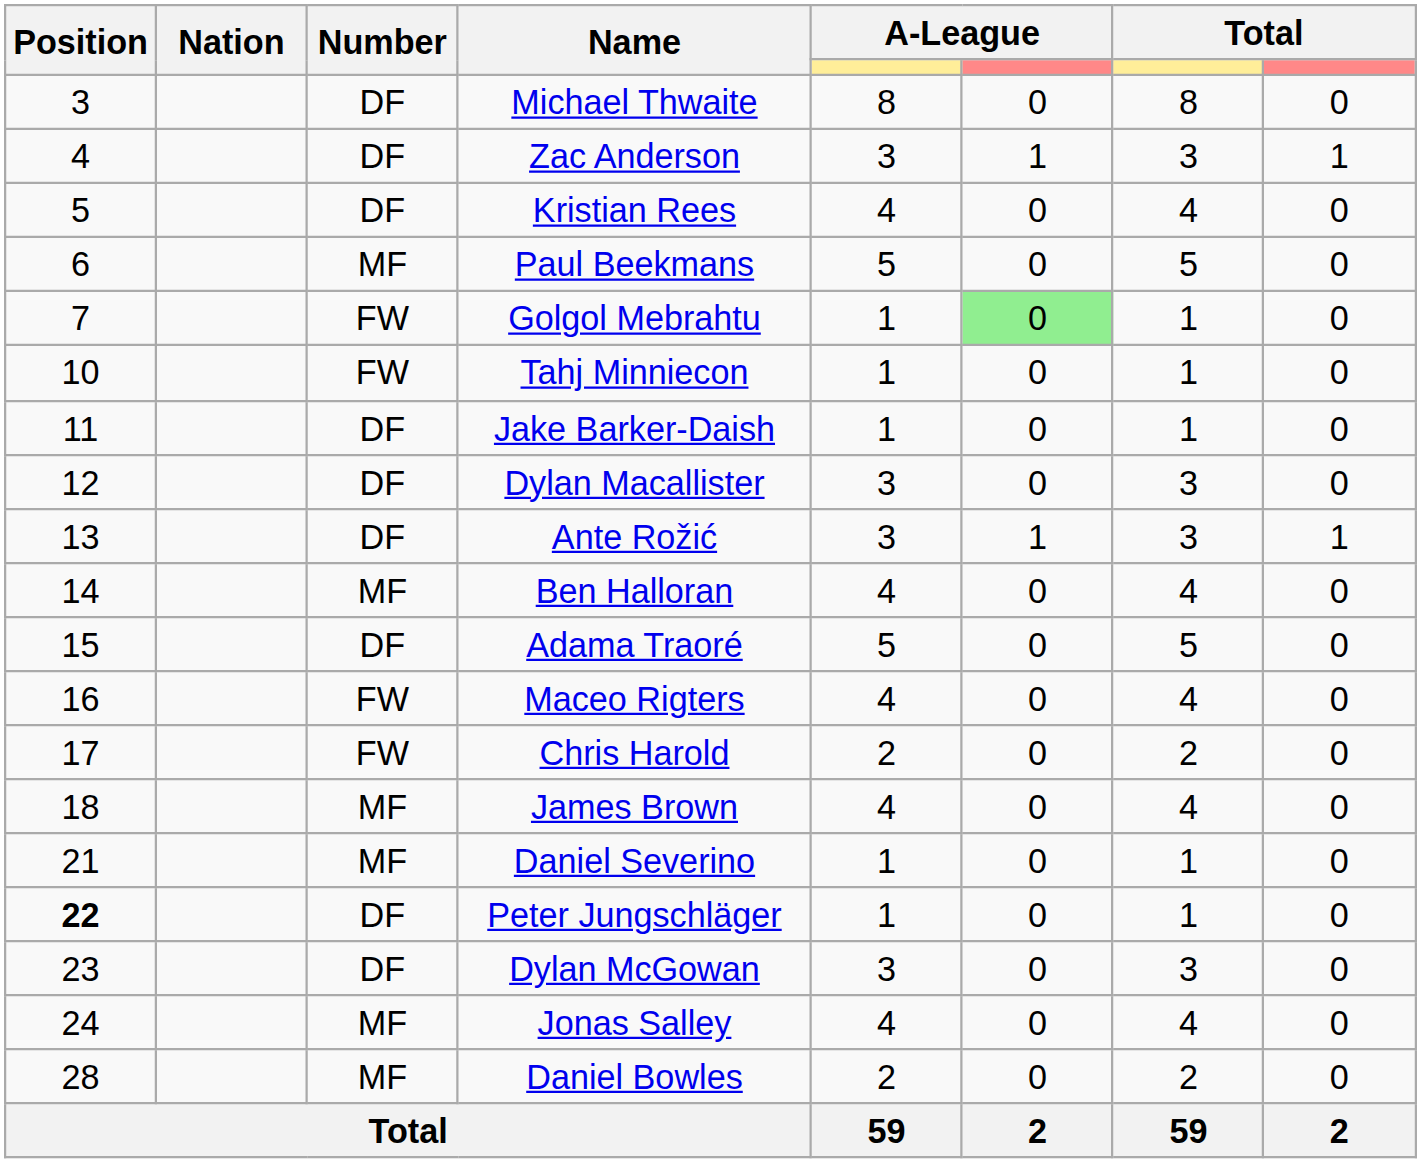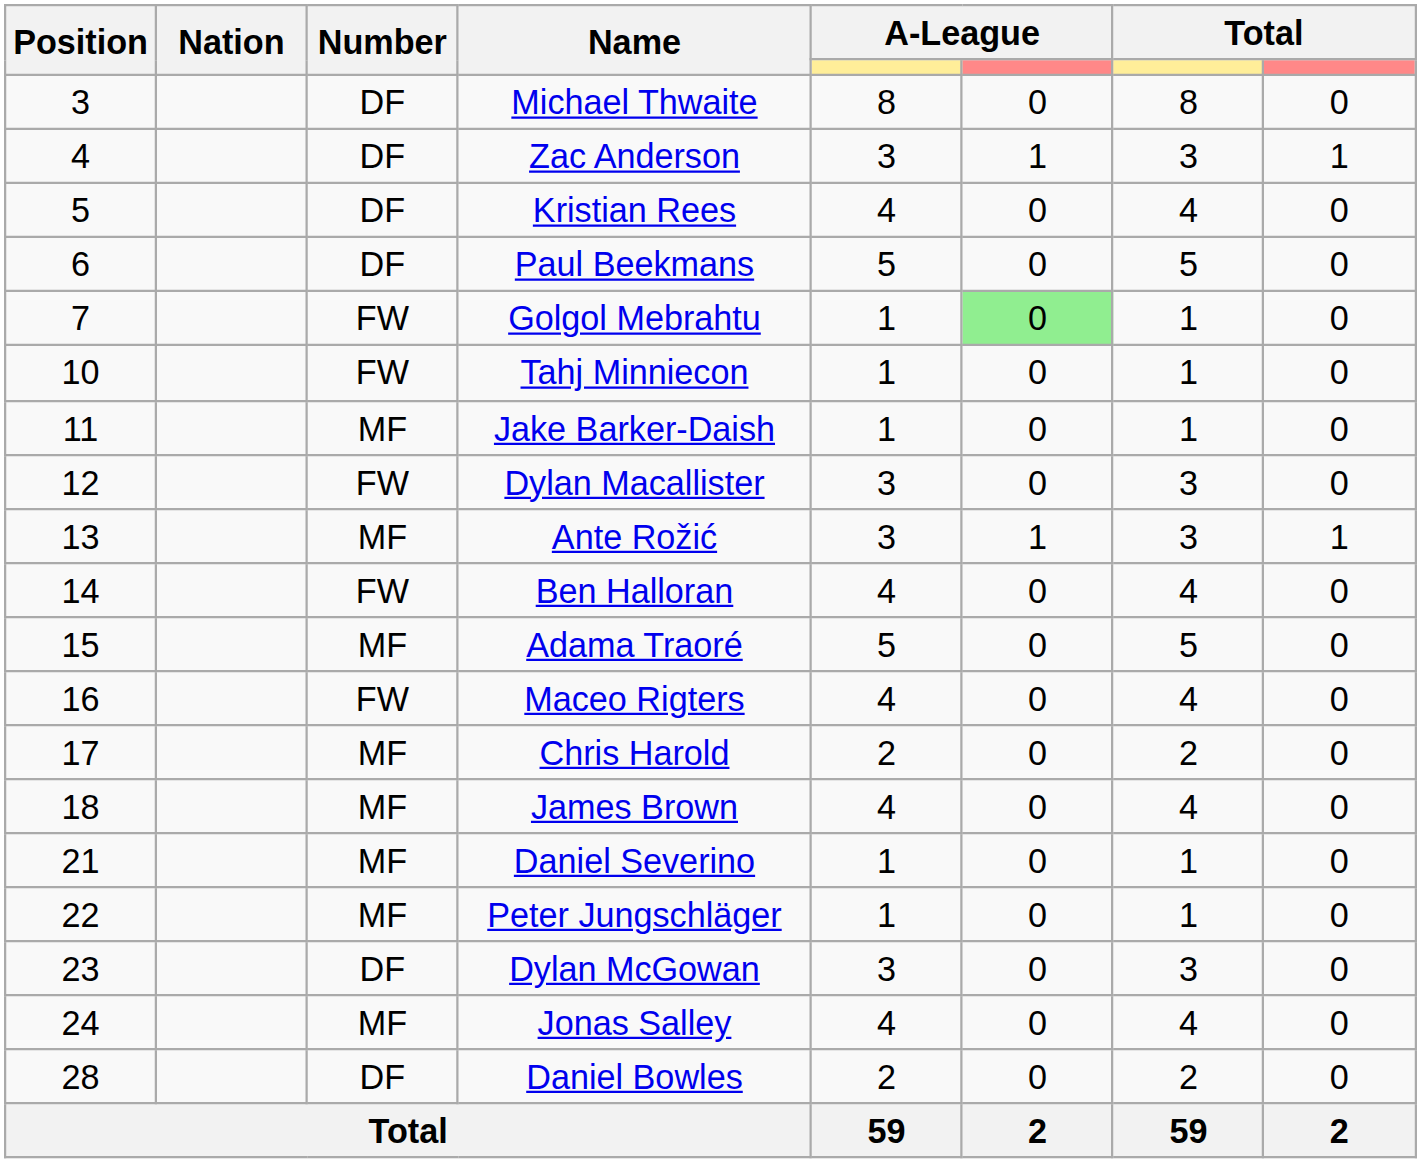(382, 265) MF -> (382, 265) DF
(382, 427) DF -> (382, 427) MF
(382, 481) DF -> (382, 481) FW
(382, 536) DF -> (382, 536) MF
(382, 590) MF -> (382, 590) FW
(382, 644) DF -> (382, 644) MF
(382, 752) FW -> (382, 752) MF
(81, 915) bold -> (81, 915) normal
(382, 915) DF -> (382, 915) MF
(382, 1077) MF -> (382, 1077) DF
